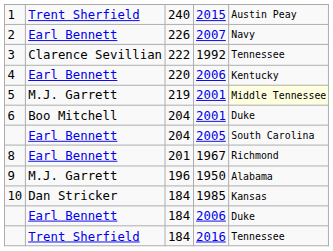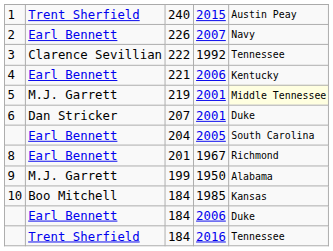(179, 75) 220 -> (179, 75) 221
(73, 115) Boo Mitchell -> (73, 115) Dan Stricker
(179, 115) 204 -> (179, 115) 207
(179, 176) 196 -> (179, 176) 199
(73, 196) Dan Stricker -> (73, 196) Boo Mitchell
